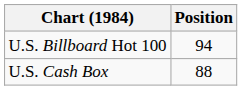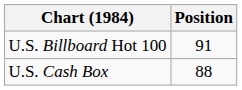(204, 44) 94 -> (204, 44) 91
